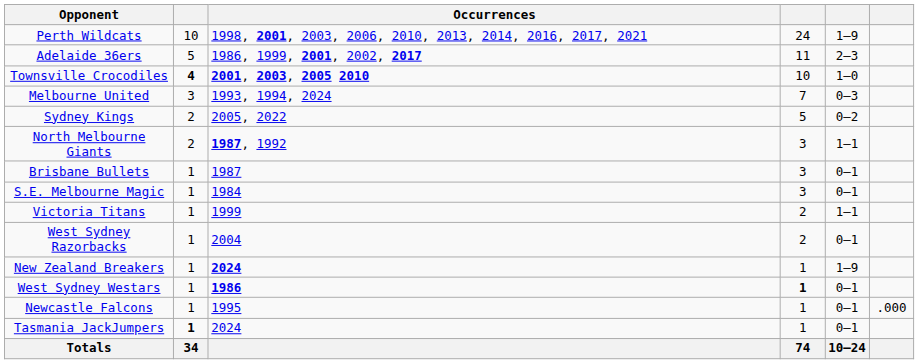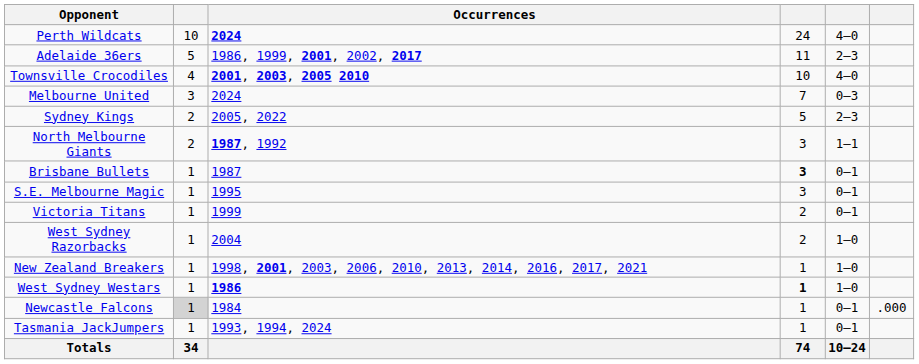(429, 35) 1998, 2001, 2003, 2006, 2010, 2013, 2014, 2016, 2017, 2021 -> (226, 35) 2024
(847, 35) 1–9 -> (847, 35) 4–0
(191, 76) bold -> (191, 76) normal
(847, 76) 1–0 -> (847, 76) 4–0
(271, 96) 1993, 1994, 2024 -> (226, 96) 2024
(847, 116) 0–2 -> (847, 116) 2–3
(803, 171) normal -> (803, 171) bold
(226, 192) 1984 -> (226, 192) 1995
(847, 212) 1–1 -> (847, 212) 0–1
(847, 240) 0–1 -> (847, 240) 1–0
(226, 267) 2024 -> (429, 267) 1998, 2001, 2003, 2006, 2010, 2013, 2014, 2016, 2017, 2021
(847, 267) 1–9 -> (847, 267) 1–0
(847, 288) 0–1 -> (847, 288) 1–0
(191, 308) no background -> (191, 308) lightgrey background
(226, 308) 1995 -> (226, 308) 1984
(191, 328) bold -> (191, 328) normal
(226, 328) 2024 -> (271, 328) 1993, 1994, 2024
